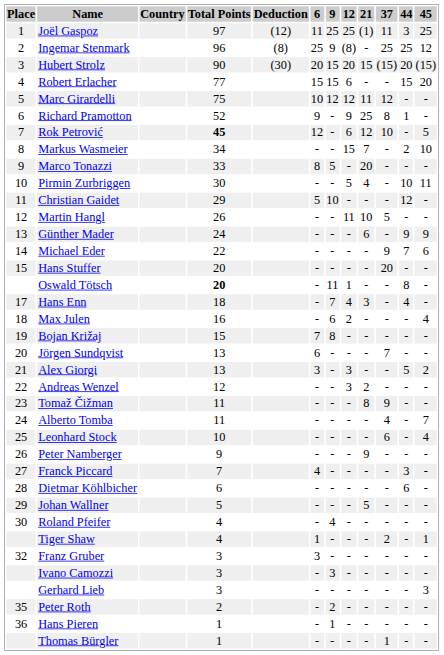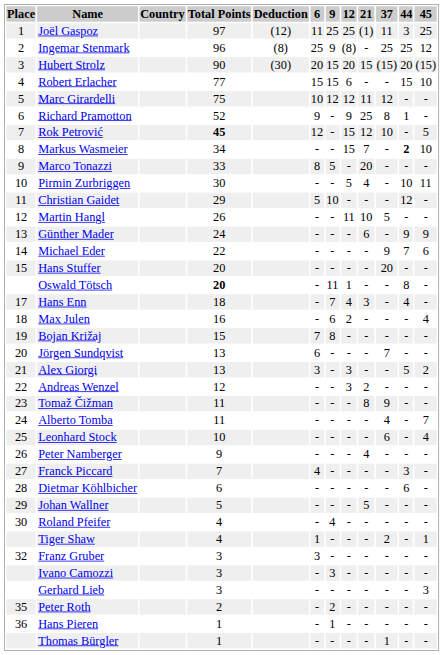(426, 81) 20 -> (426, 81) 10
(349, 132) 6 -> (349, 132) 15
(406, 149) normal -> (406, 149) bold
(366, 454) 9 -> (366, 454) 4
